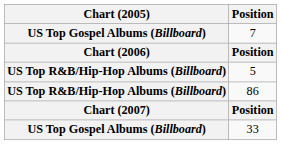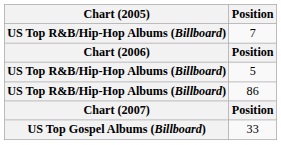(117, 33) US Top Gospel Albums (Billboard) -> (117, 33) US Top R&B/Hip-Hop Albums (Billboard)
